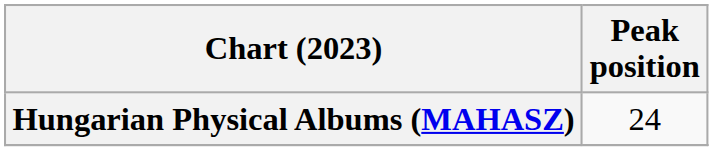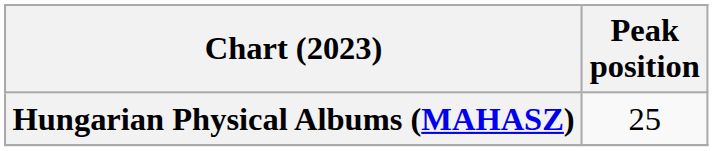(645, 118) 24 -> (645, 118) 25
